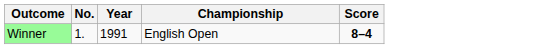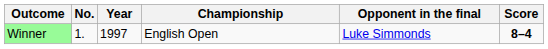+ column: (419, 14)
(114, 33) 1991 -> (114, 33) 1997
